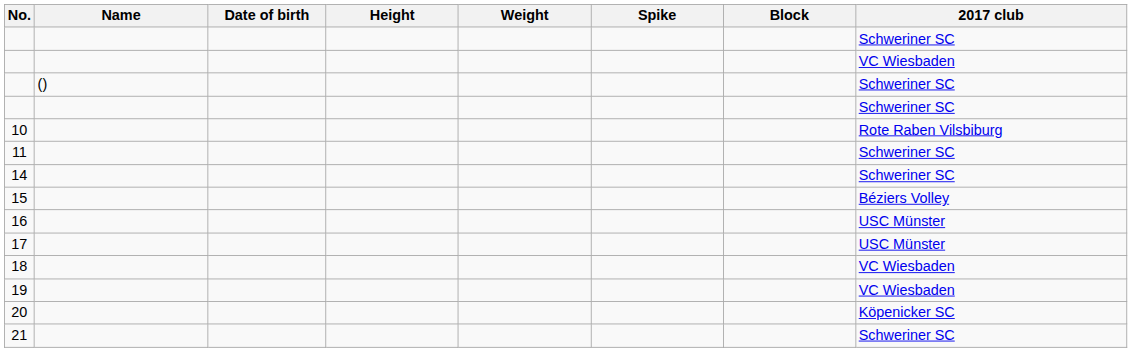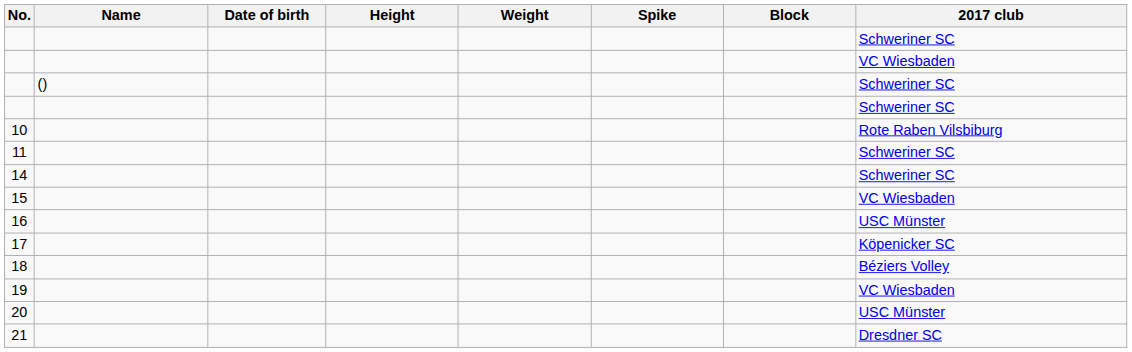(904, 198) Béziers Volley -> (907, 198) VC Wiesbaden
(902, 244) USC Münster -> (907, 244) Köpenicker SC
(907, 267) VC Wiesbaden -> (904, 267) Béziers Volley
(907, 312) Köpenicker SC -> (902, 312) USC Münster
(907, 335) Schweriner SC -> (900, 335) Dresdner SC
